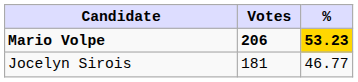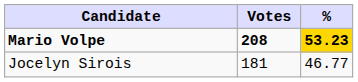(254, 40) 206 -> (254, 40) 208
